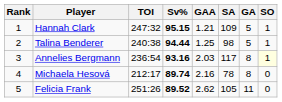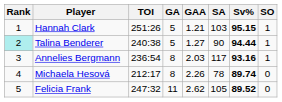columns swapped: (248, 12) <-> (177, 12)
(146, 27) 247:32 -> (146, 27) 251:26
(229, 27) 109 -> (219, 27) 103
(18, 43) no background -> (18, 43) paleturquoise background
(205, 43) 1.25 -> (195, 43) 1.27
(229, 43) 98 -> (219, 43) 90
(267, 58) lightyellow background -> (267, 58) no background
(205, 74) 2.16 -> (195, 74) 2.26
(146, 89) 251:26 -> (146, 89) 247:32
